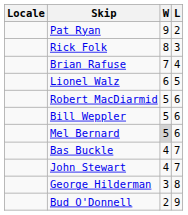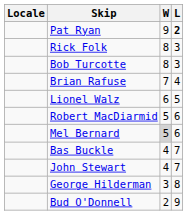(177, 30) normal -> (177, 30) bold
+ row: (88, 64)
- row: (88, 116)
